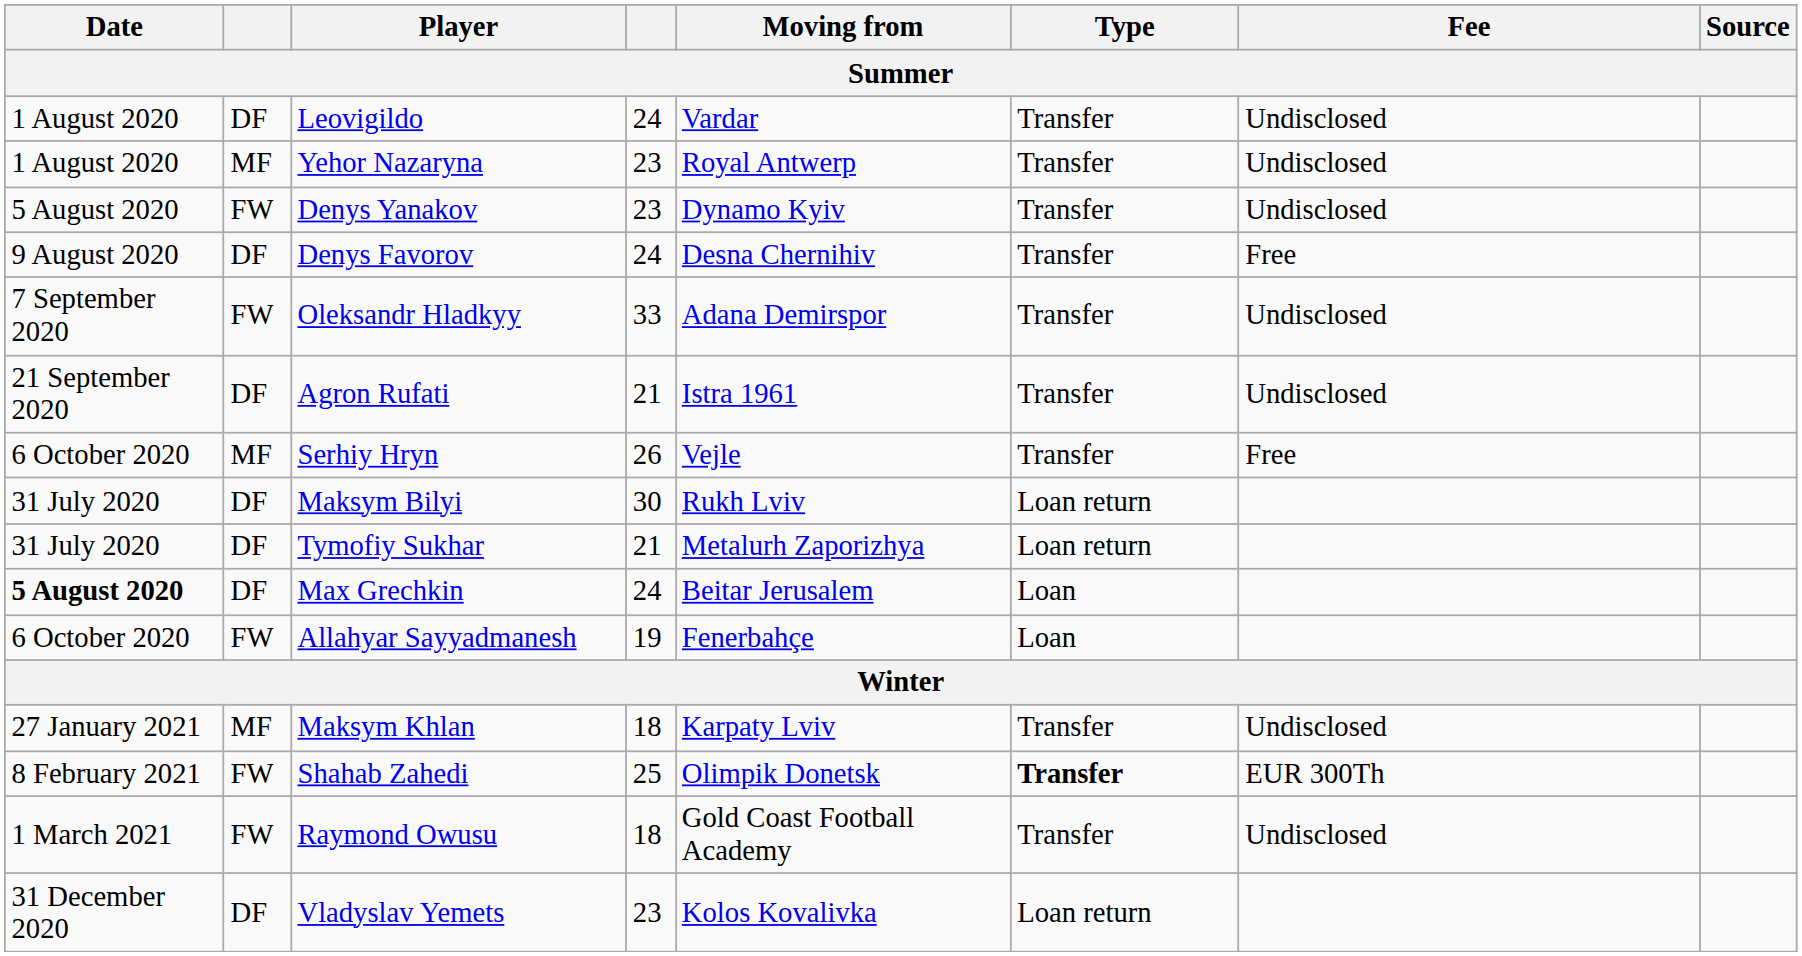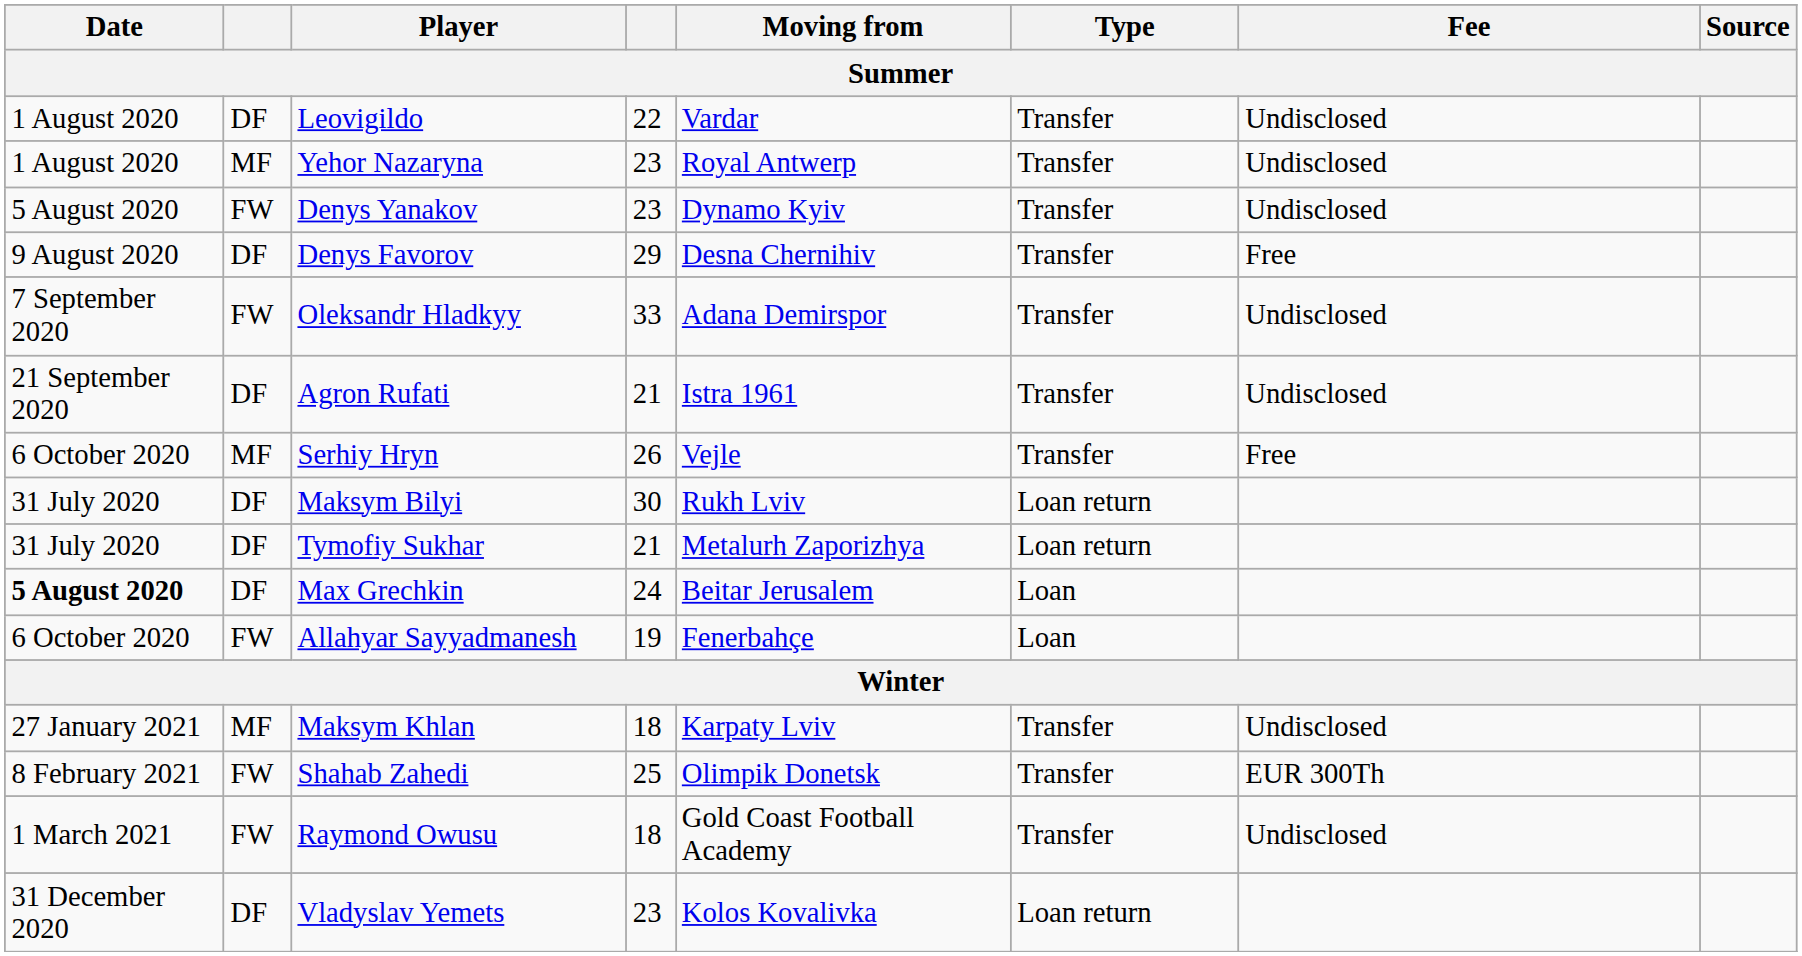(647, 118) 24 -> (647, 118) 22
(647, 254) 24 -> (647, 254) 29
(1070, 772) bold -> (1065, 772) normal
